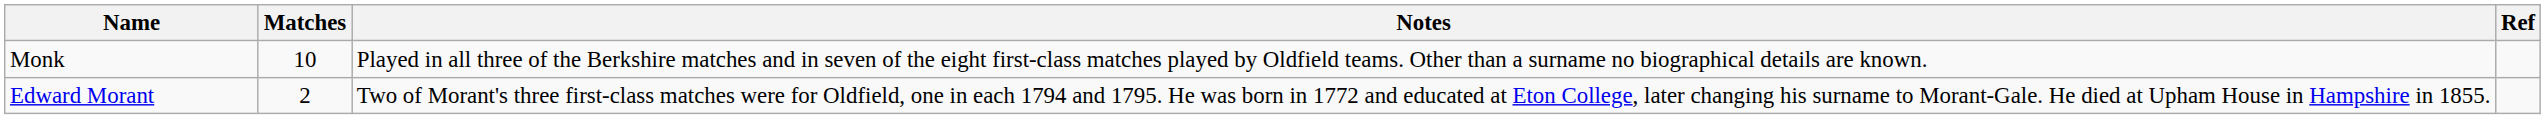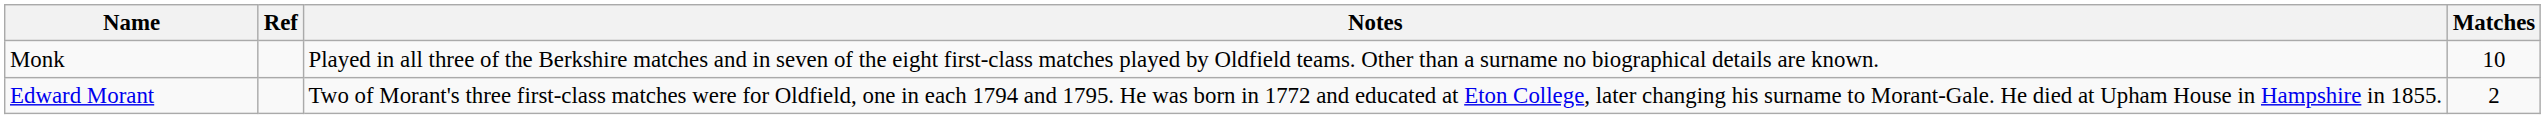columns swapped: (305, 22) <-> (2518, 22)
